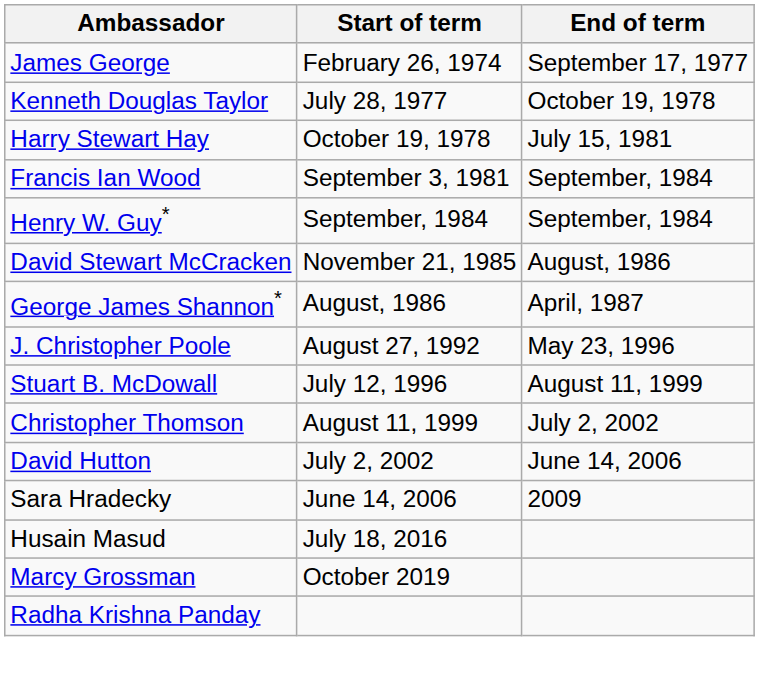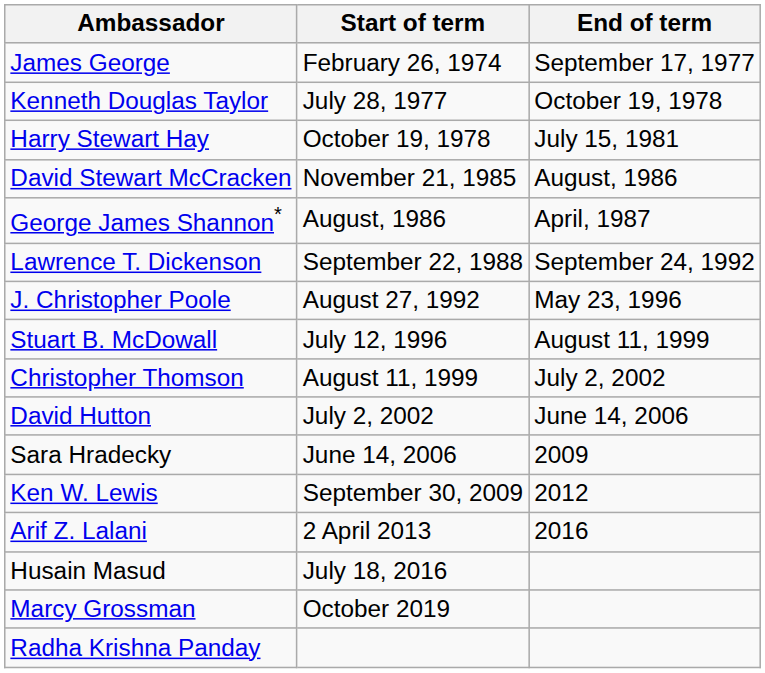- row: (105, 178)
- row: (90, 219)
+ row: (136, 261)
+ row: (84, 493)
+ row: (79, 531)
